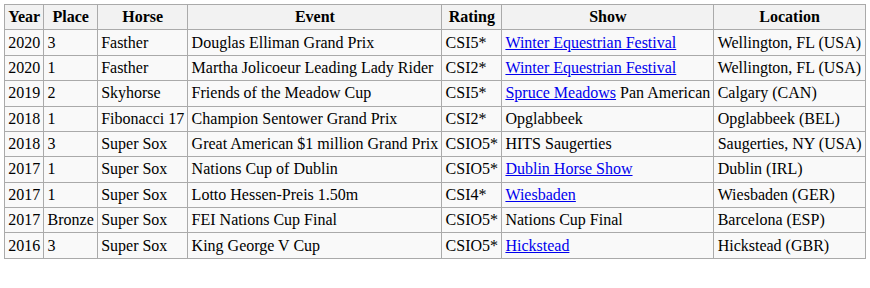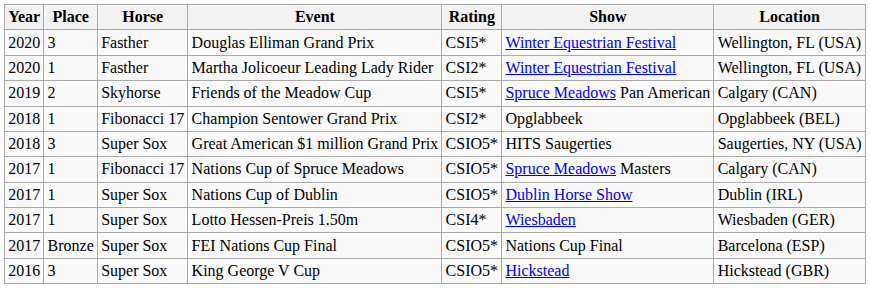+ row: (298, 169)
